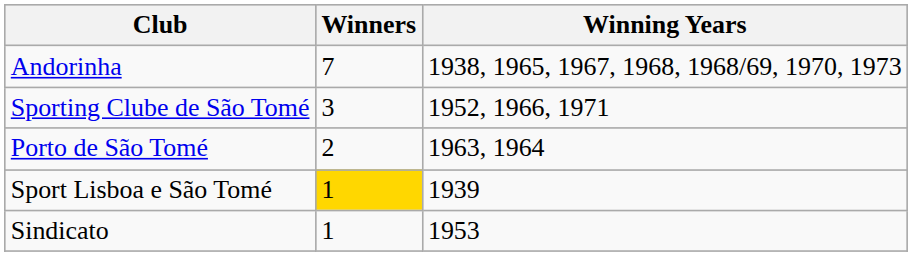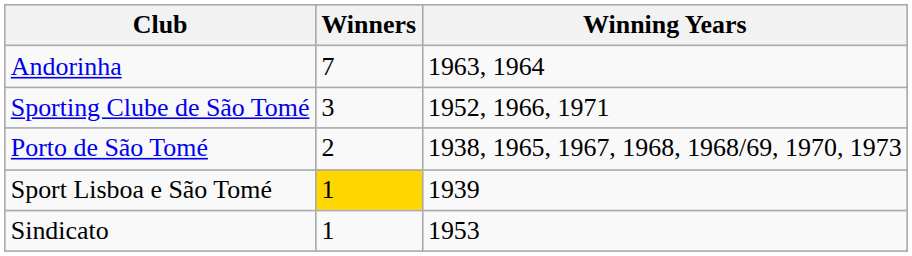(665, 66) 1938, 1965, 1967, 1968, 1968/69, 1970, 1973 -> (486, 66) 1963, 1964
(486, 148) 1963, 1964 -> (665, 148) 1938, 1965, 1967, 1968, 1968/69, 1970, 1973
